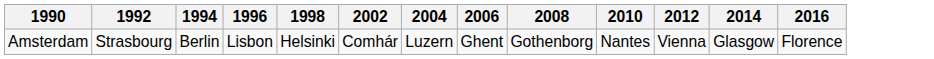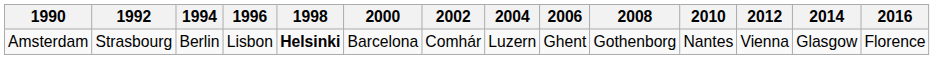+ column: (383, 16)
(308, 41) normal -> (310, 41) bold
